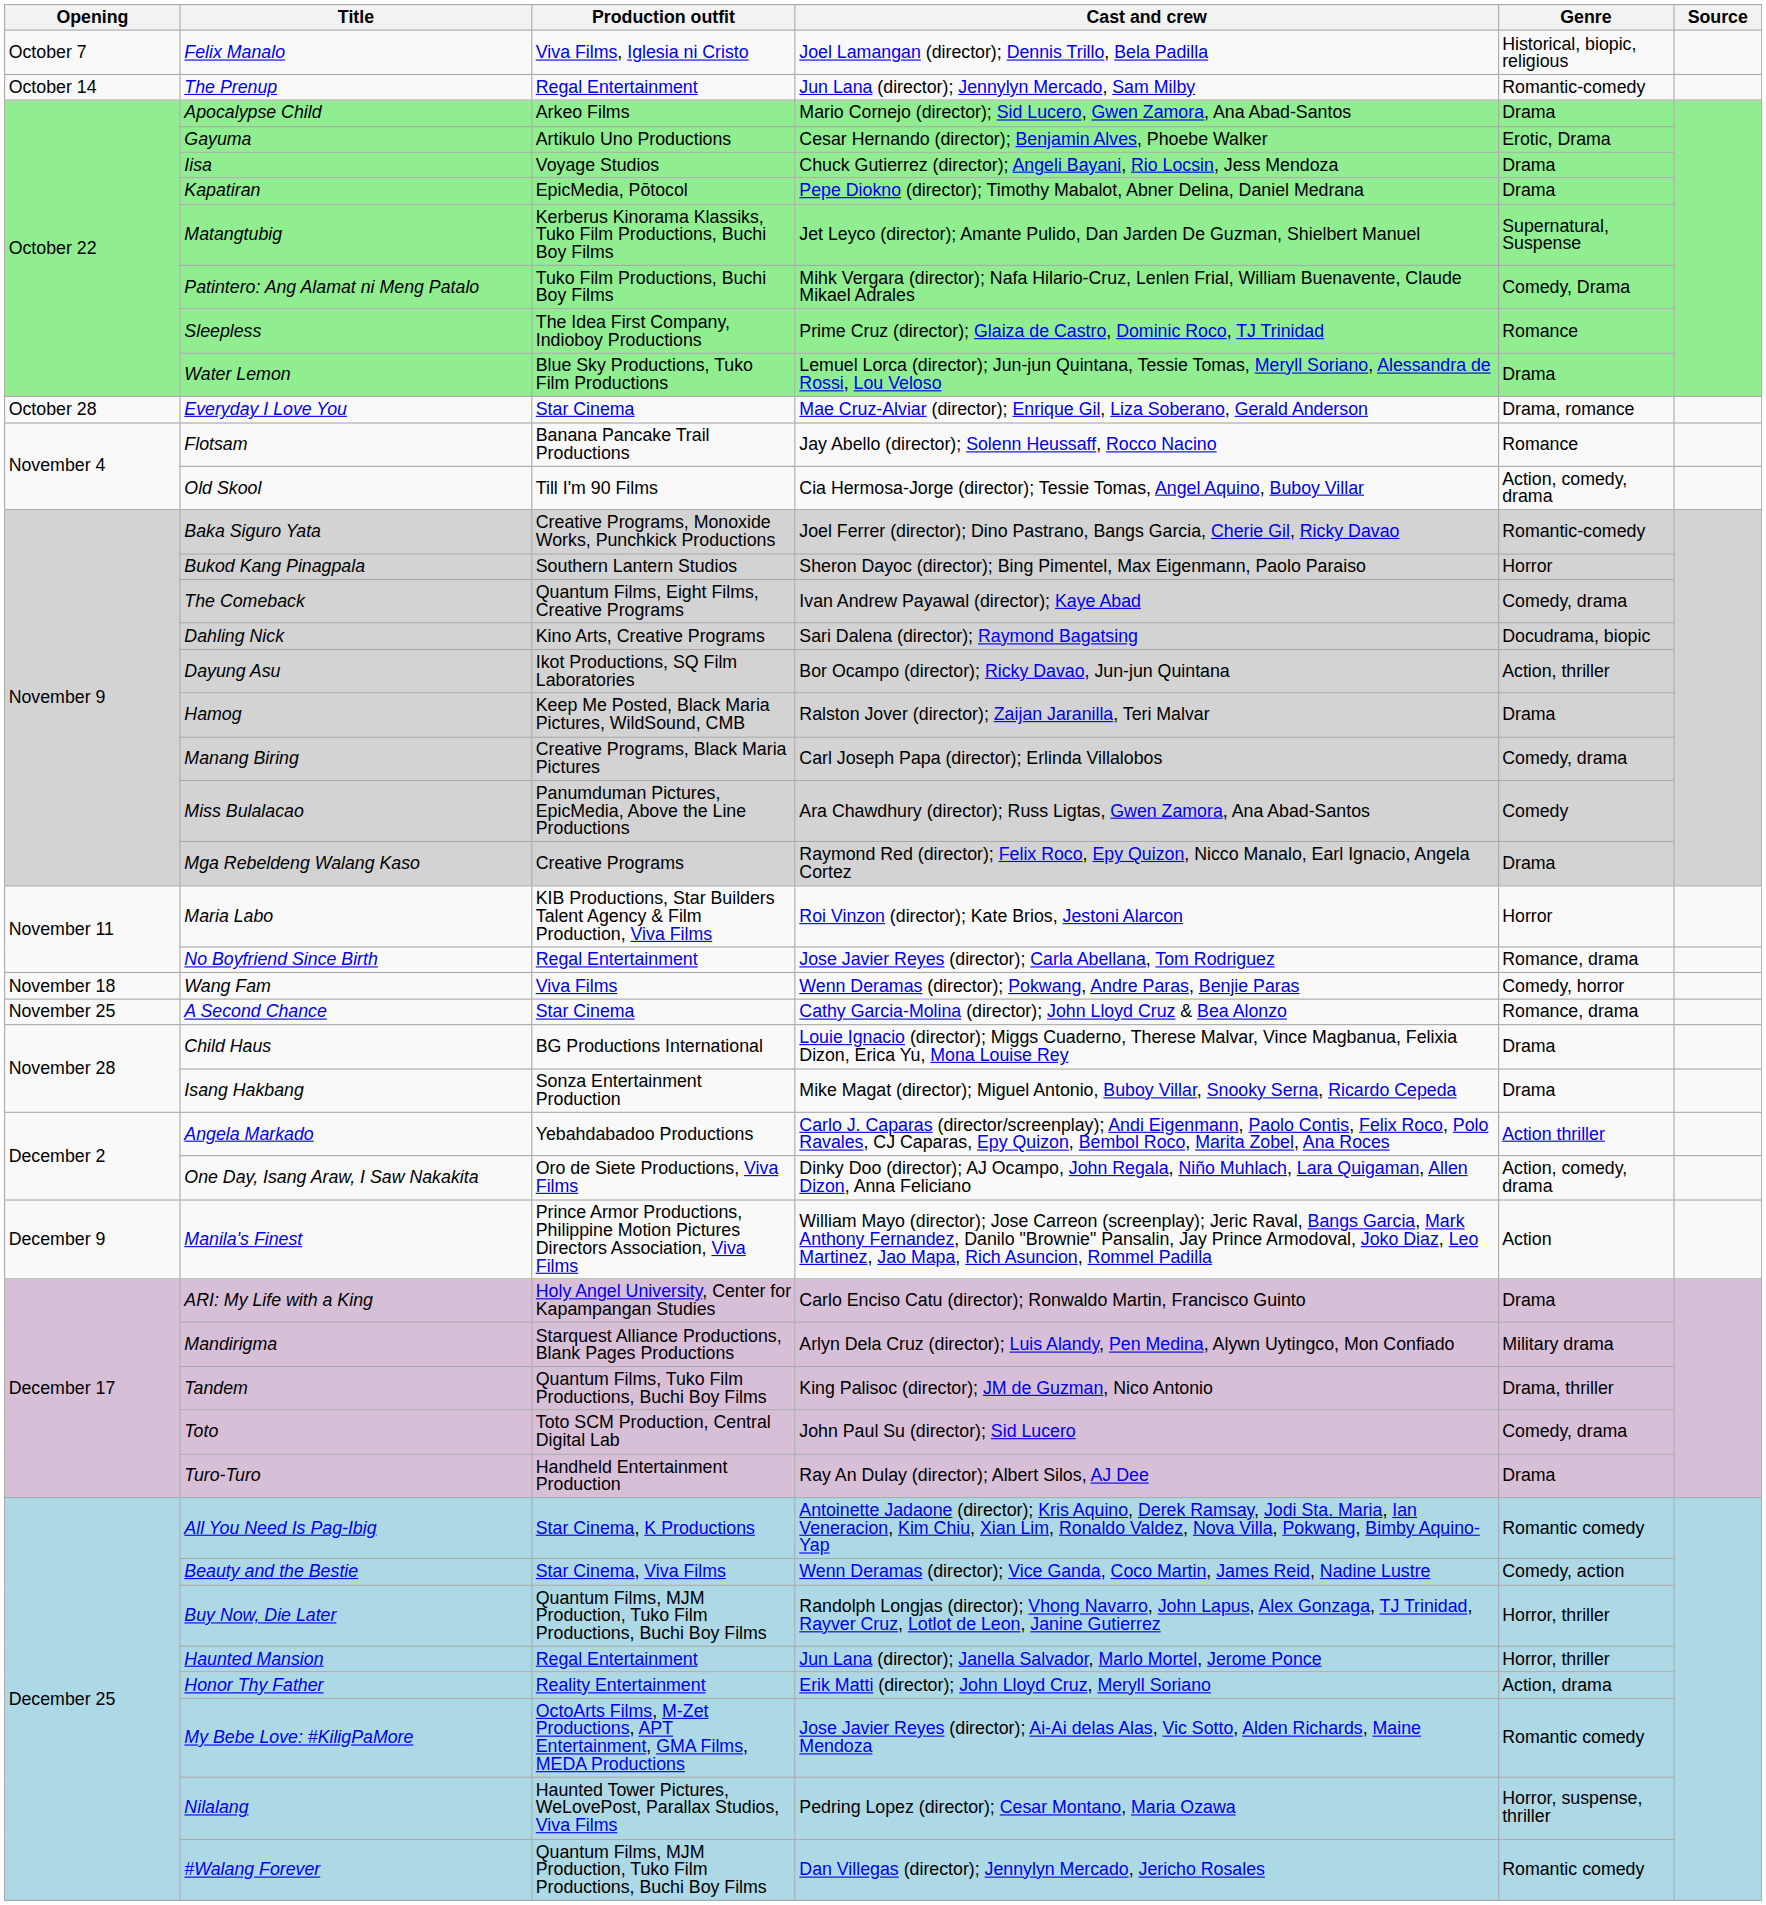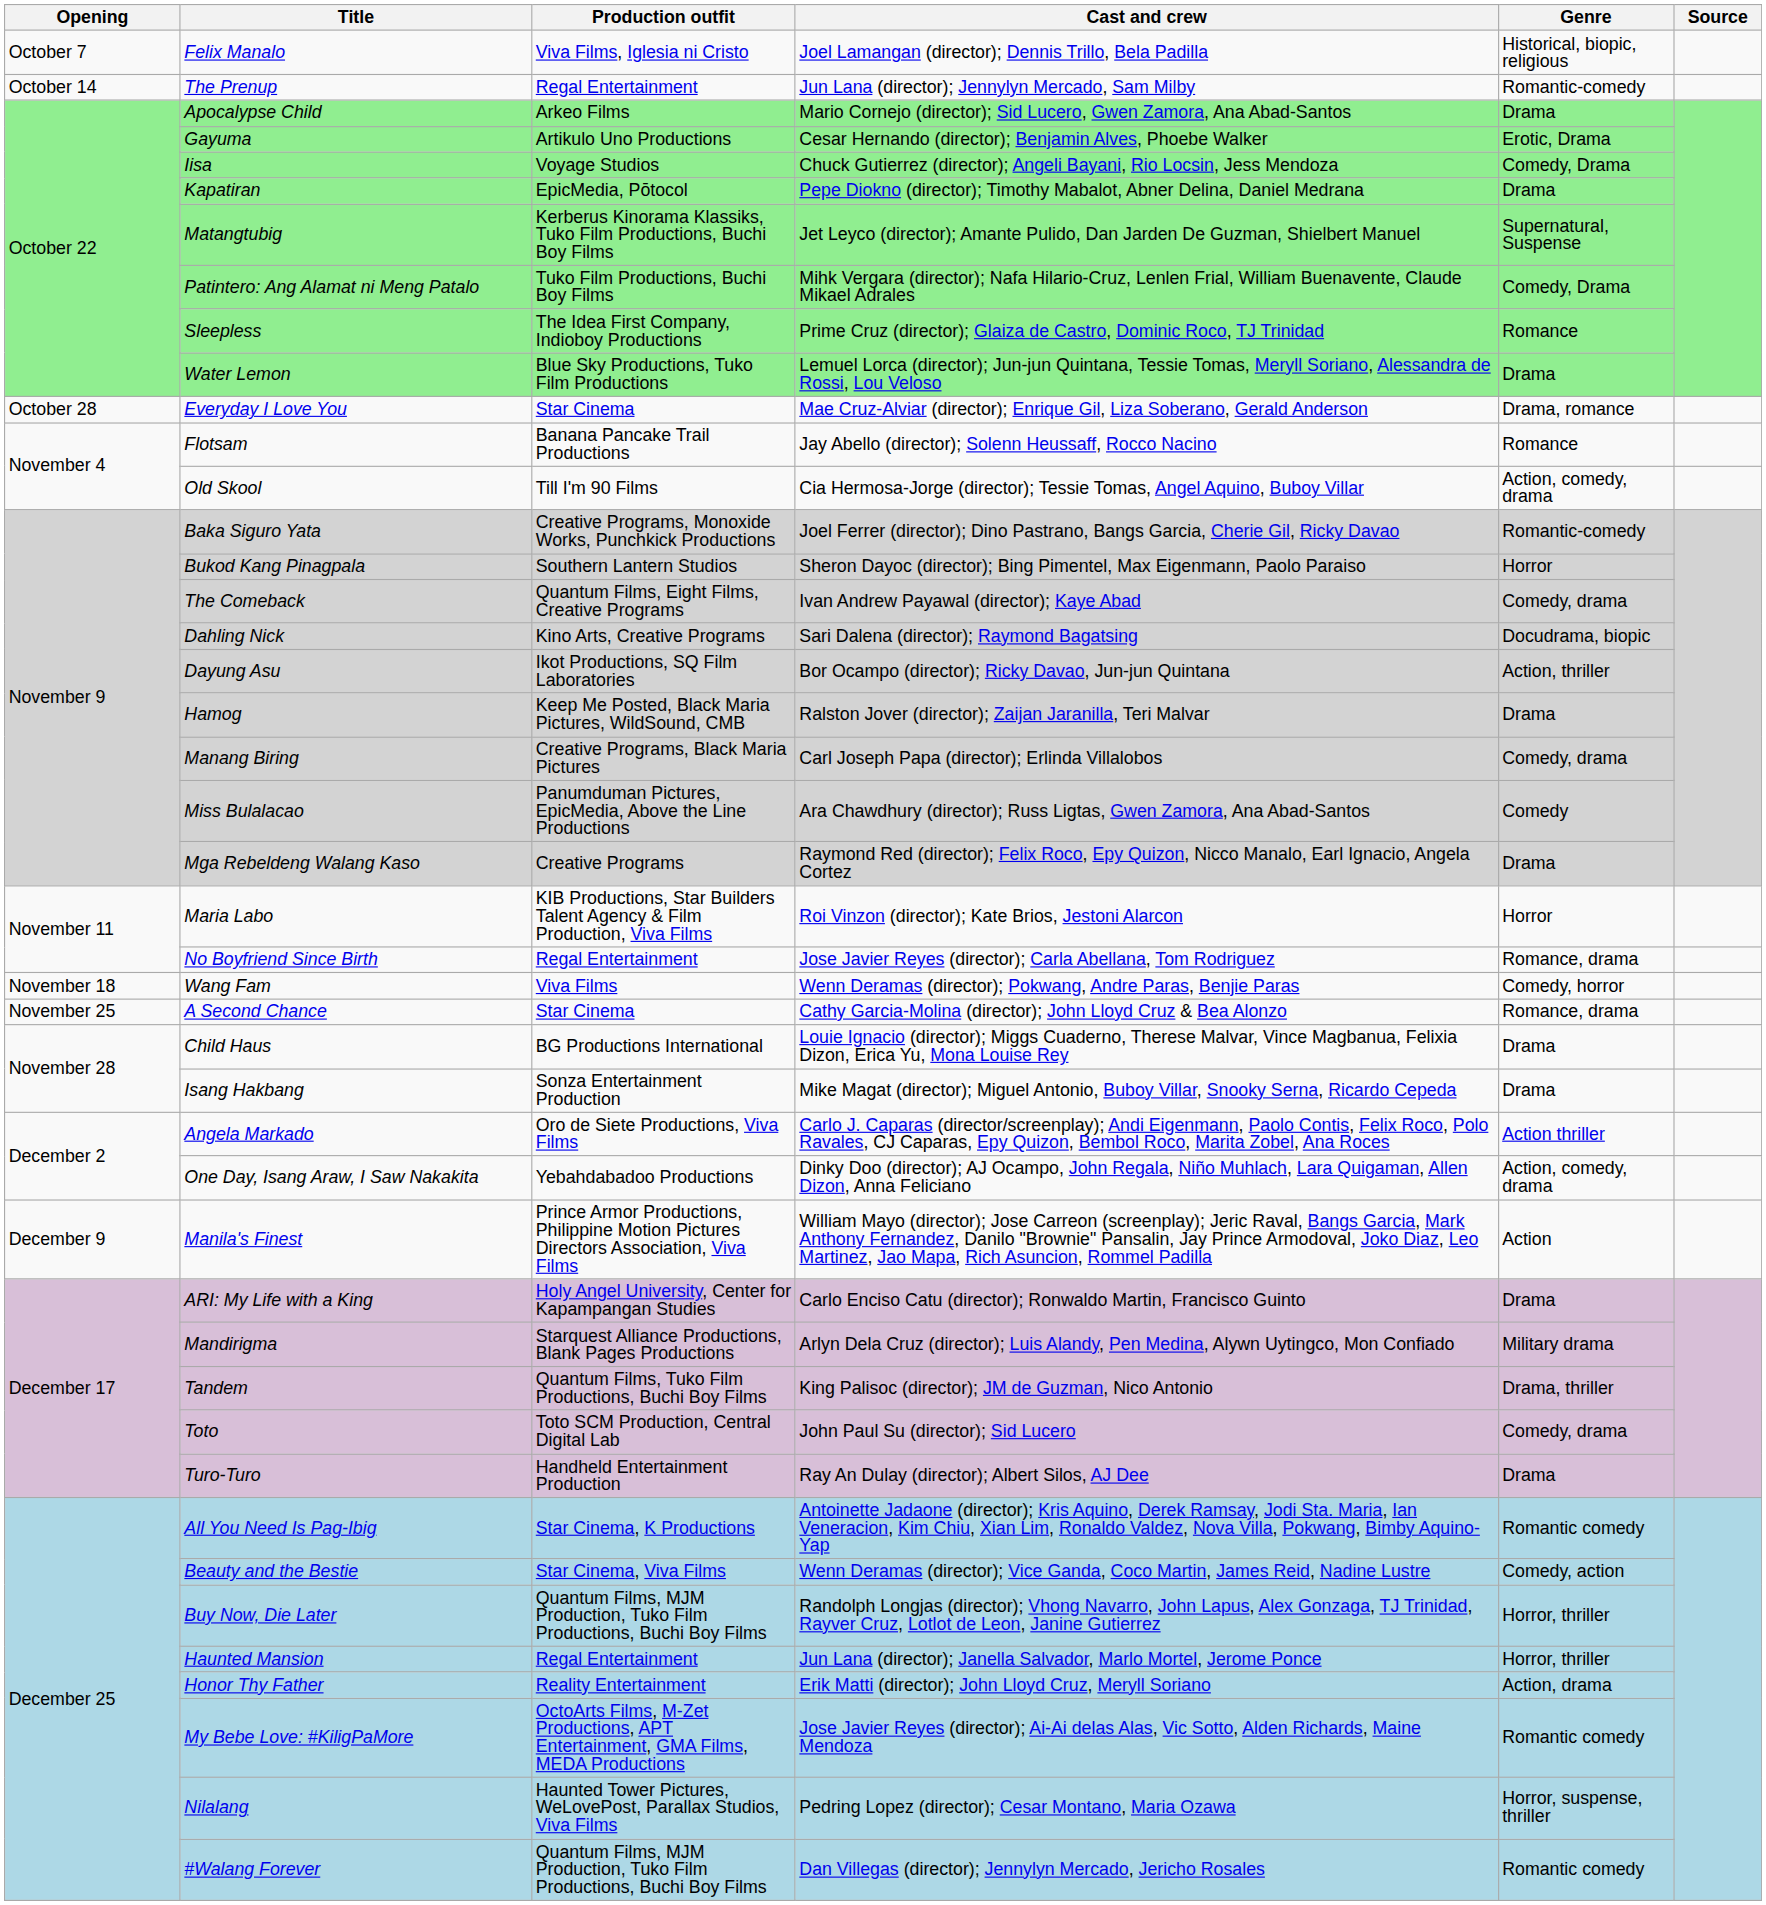(1529, 164) Drama -> (1566, 164) Comedy, Drama
(645, 1133) Yebahdabadoo Productions -> (657, 1133) Oro de Siete Productions, Viva Films
(657, 1177) Oro de Siete Productions, Viva Films -> (645, 1177) Yebahdabadoo Productions
